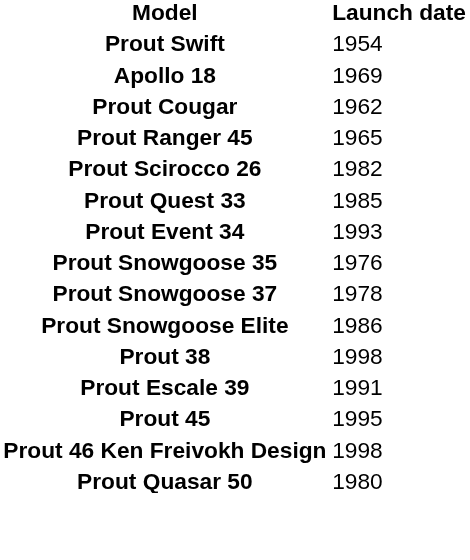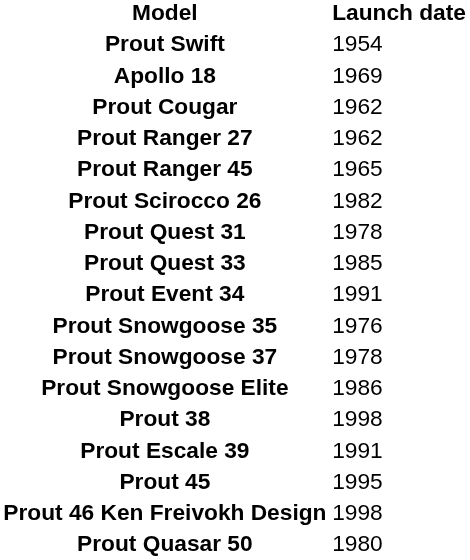+ row: (165, 137)
+ row: (165, 231)
(357, 231) 1993 -> (357, 293) 1991
